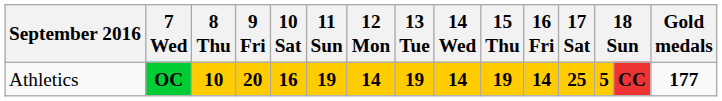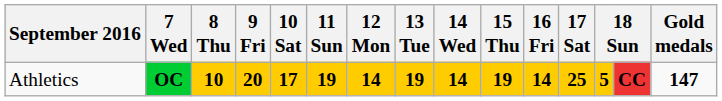(288, 79) 16 -> (288, 79) 17
(684, 79) 177 -> (684, 79) 147
